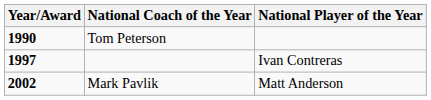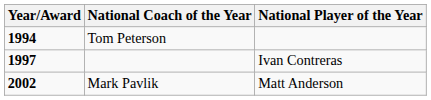(22, 38) 1990 -> (22, 38) 1994
